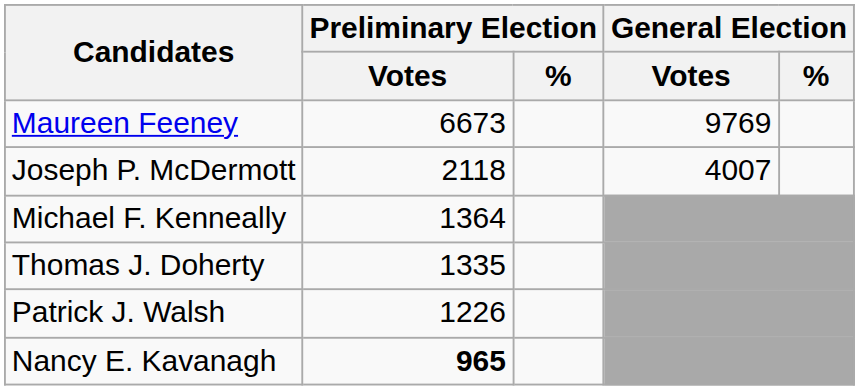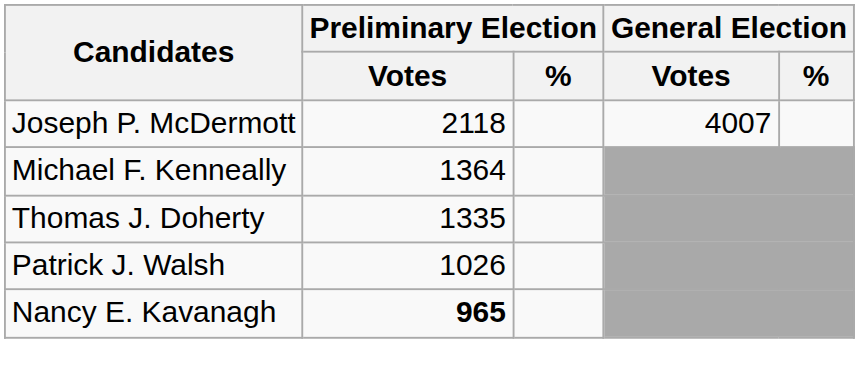- row: (125, 123)
(473, 312) 1226 -> (473, 265) 1026
